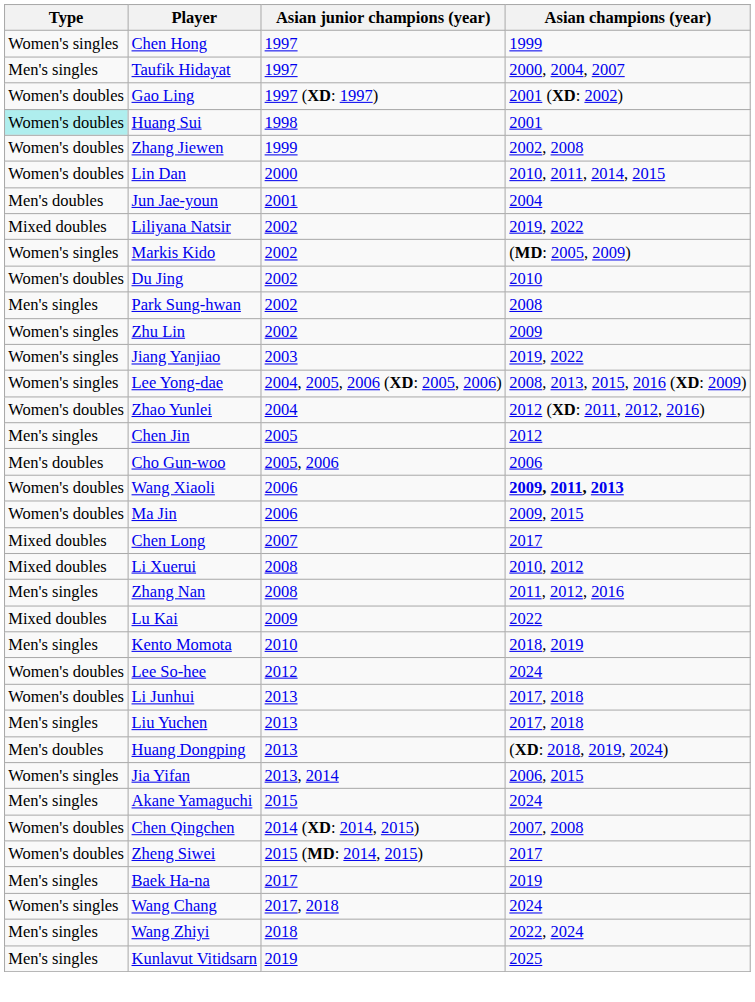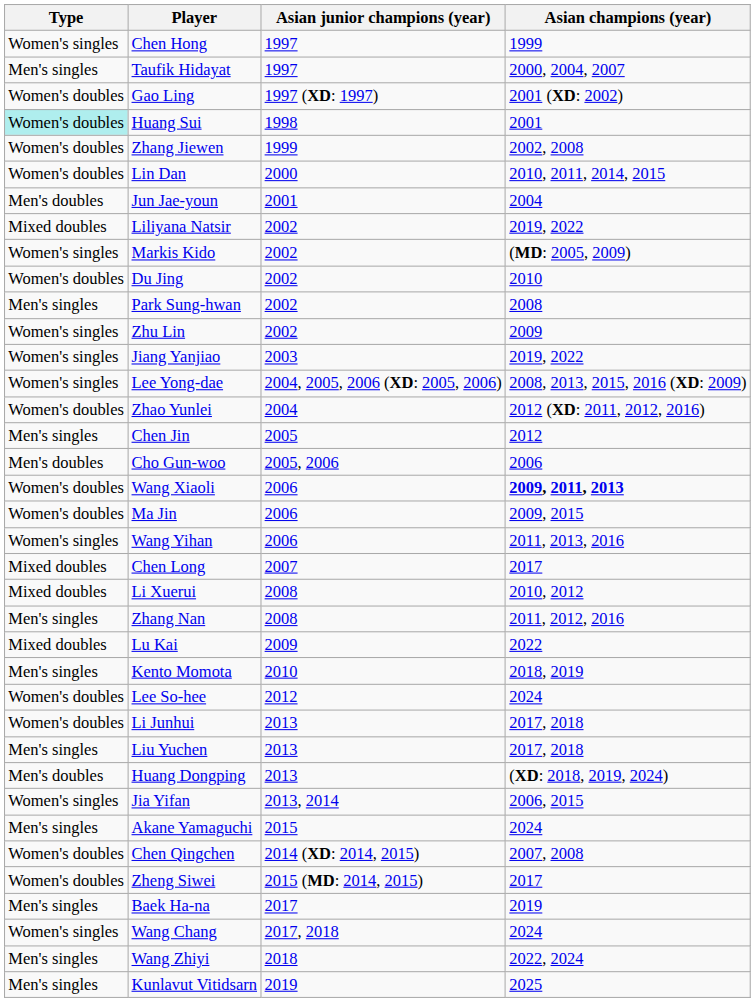+ row: (172, 540)
